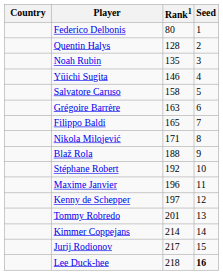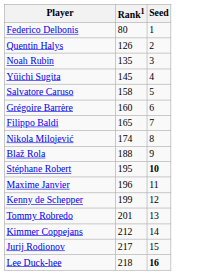- column: (28, 13)
(172, 45) 128 -> (125, 45) 126
(172, 76) 146 -> (125, 76) 145
(172, 107) 163 -> (125, 107) 160
(172, 138) 171 -> (125, 138) 174
(172, 169) 192 -> (125, 169) 195
(201, 169) normal -> (154, 169) bold
(172, 200) 197 -> (125, 200) 199
(172, 231) 214 -> (125, 231) 212
